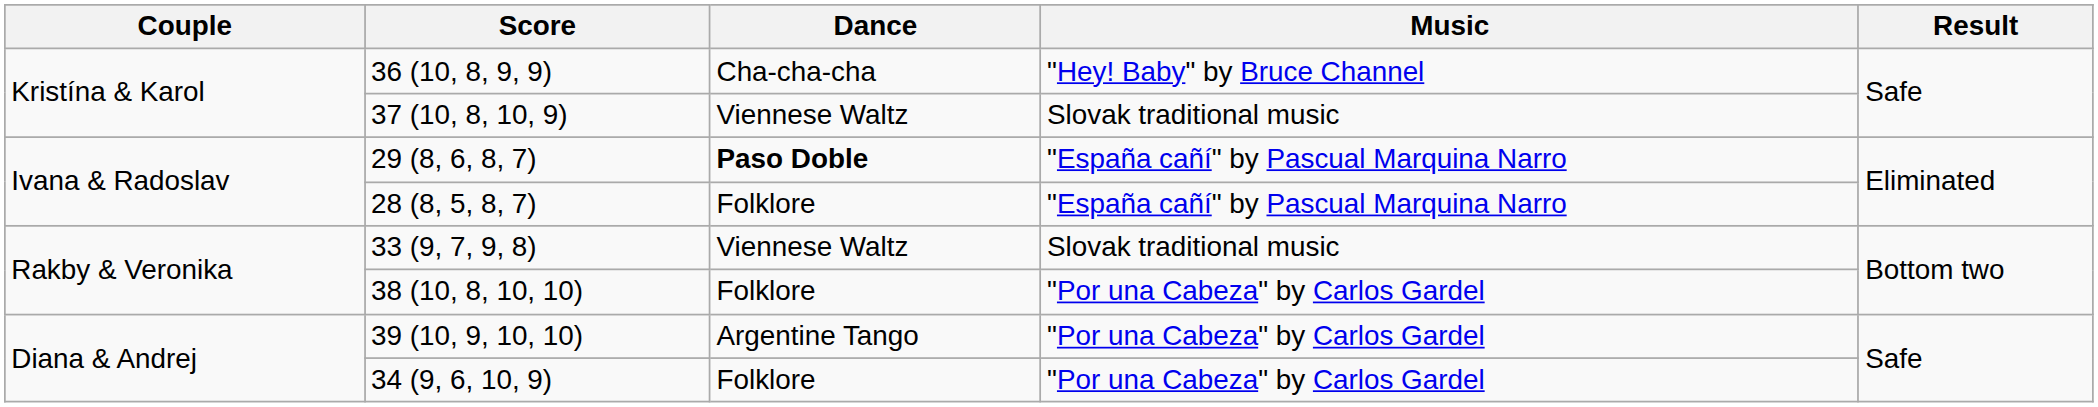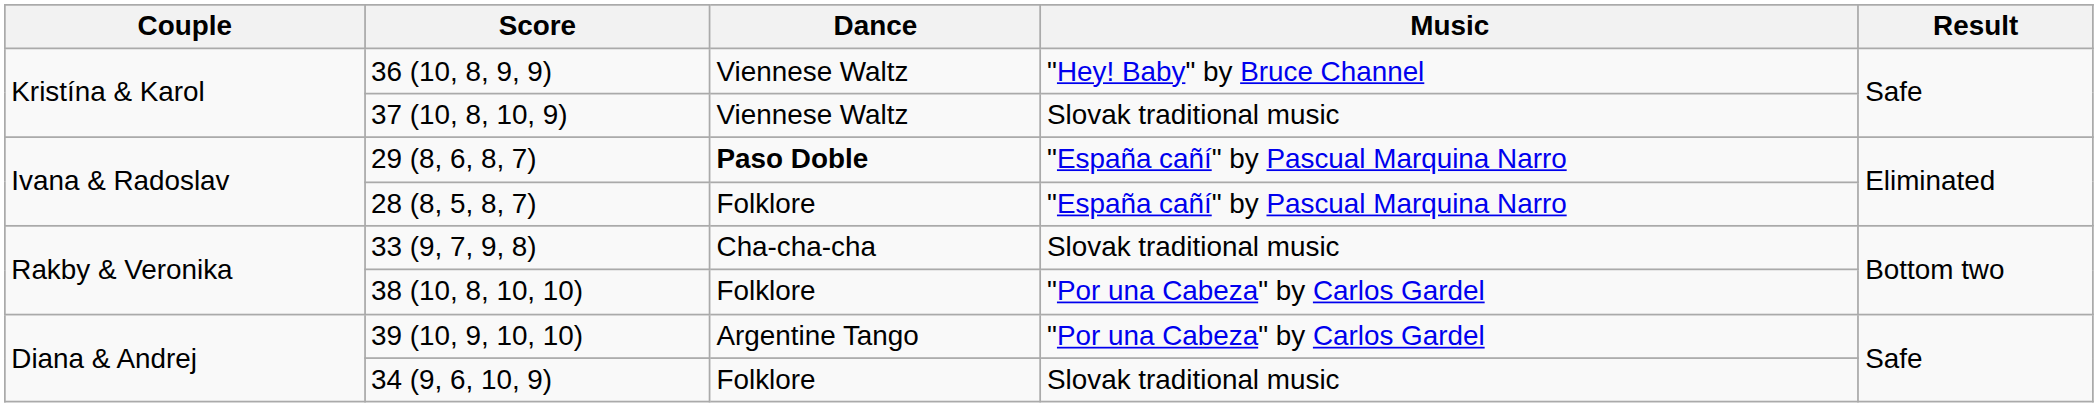(796, 70) Cha-cha-cha -> (812, 70) Viennese Waltz
(812, 247) Viennese Waltz -> (796, 247) Cha-cha-cha
(1266, 379) "Por una Cabeza" by Carlos Gardel -> (1193, 379) Slovak traditional music
